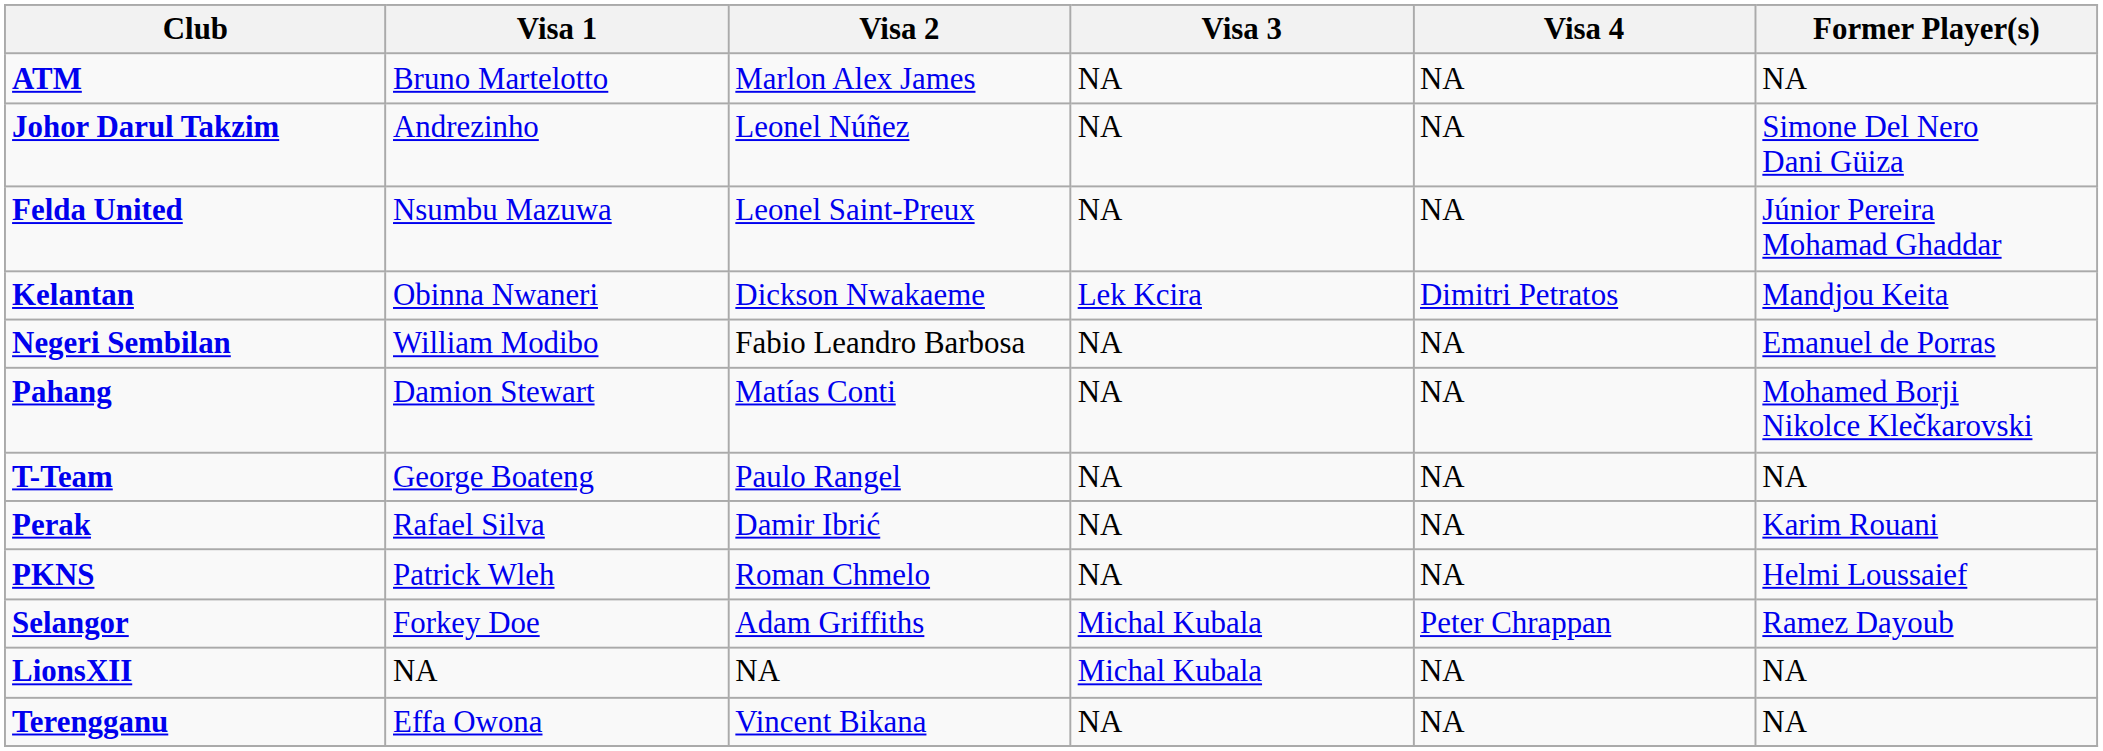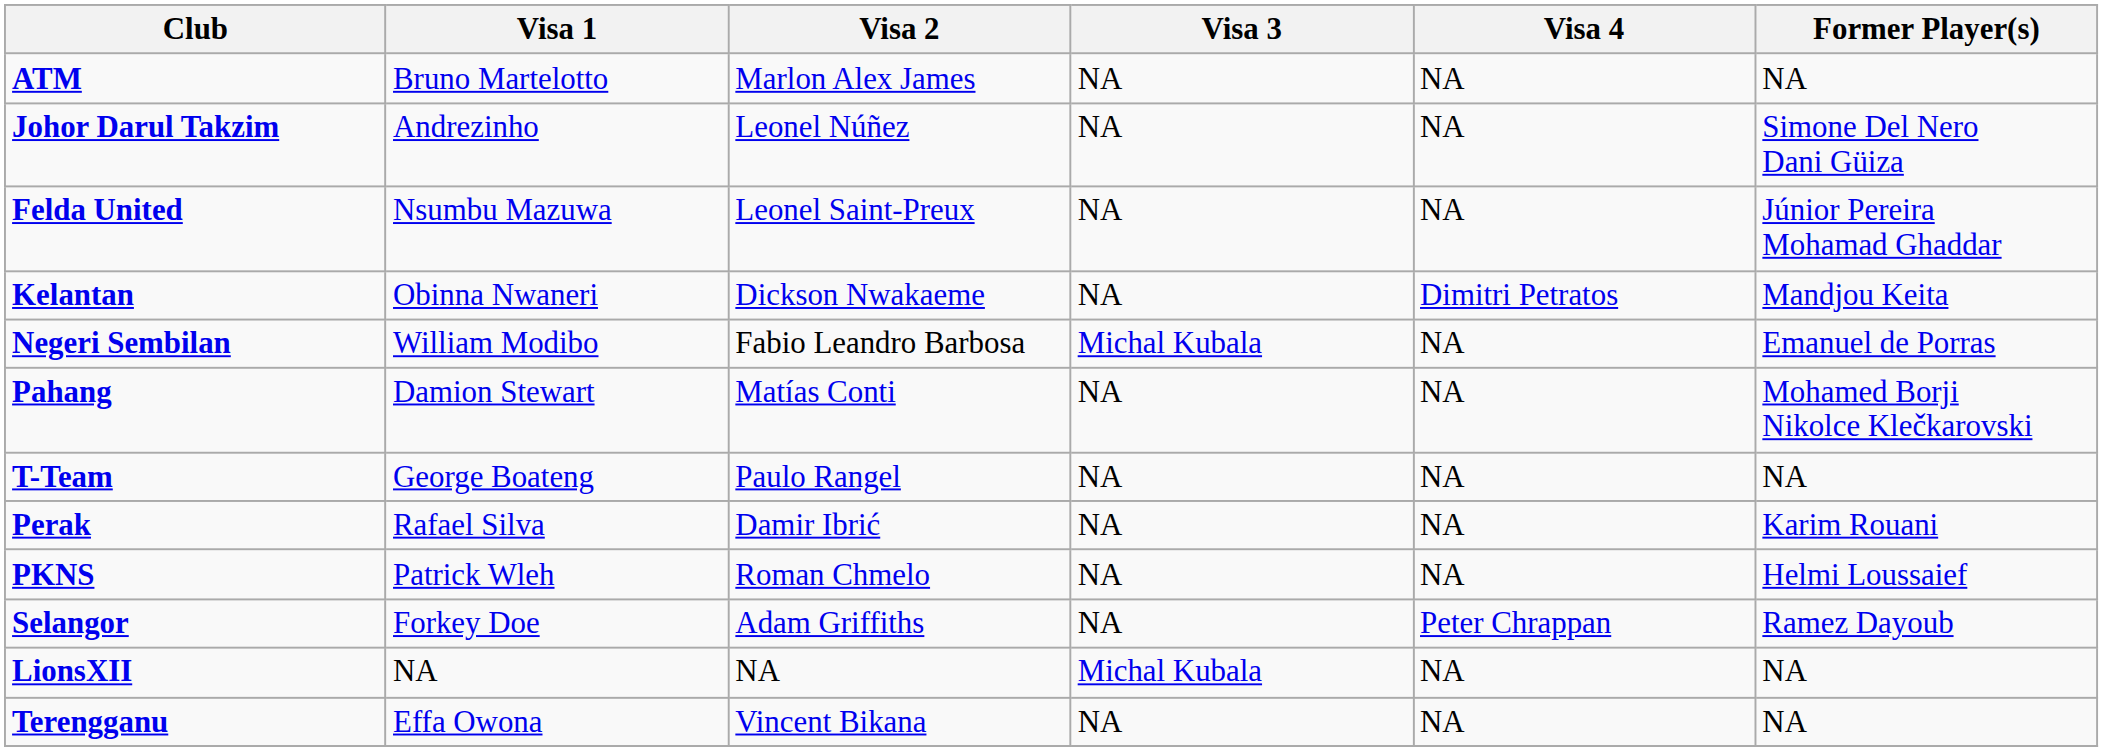(1140, 294) Lek Kcira -> (1100, 294) NA
(1100, 343) NA -> (1170, 343) Michal Kubala
(1170, 622) Michal Kubala -> (1100, 622) NA
